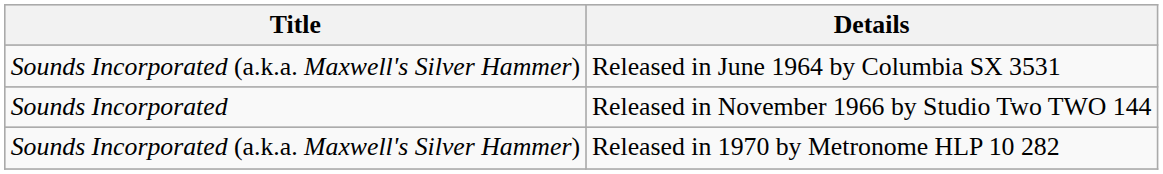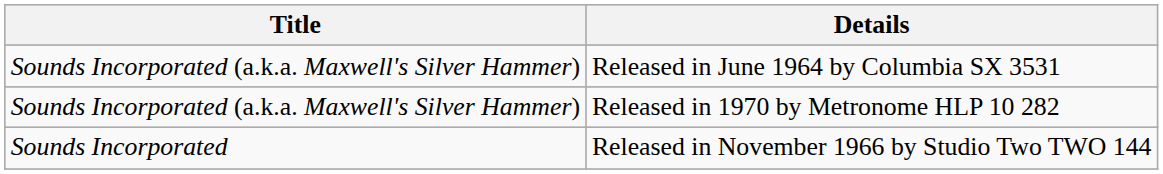rows swapped: (872, 106) <-> (826, 147)
